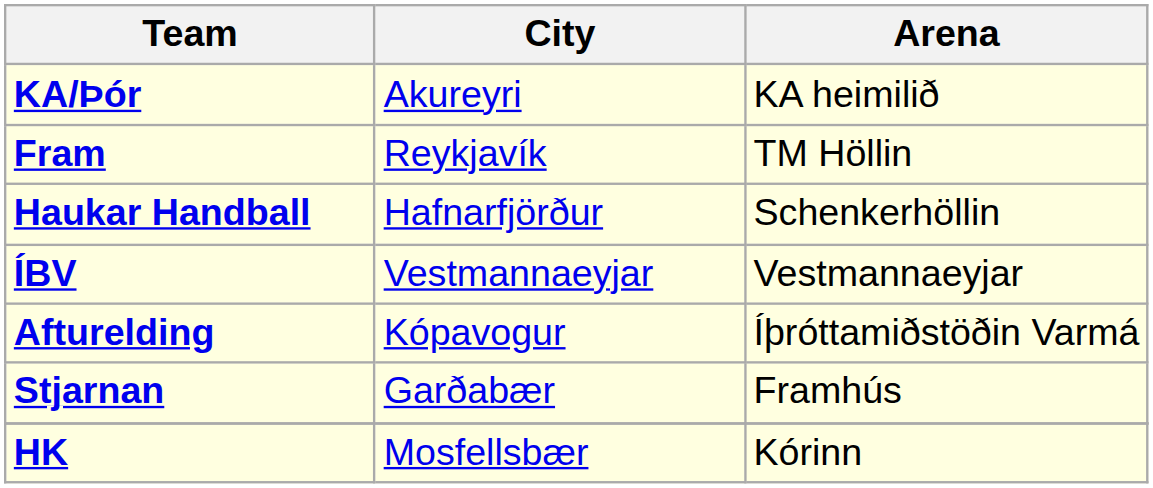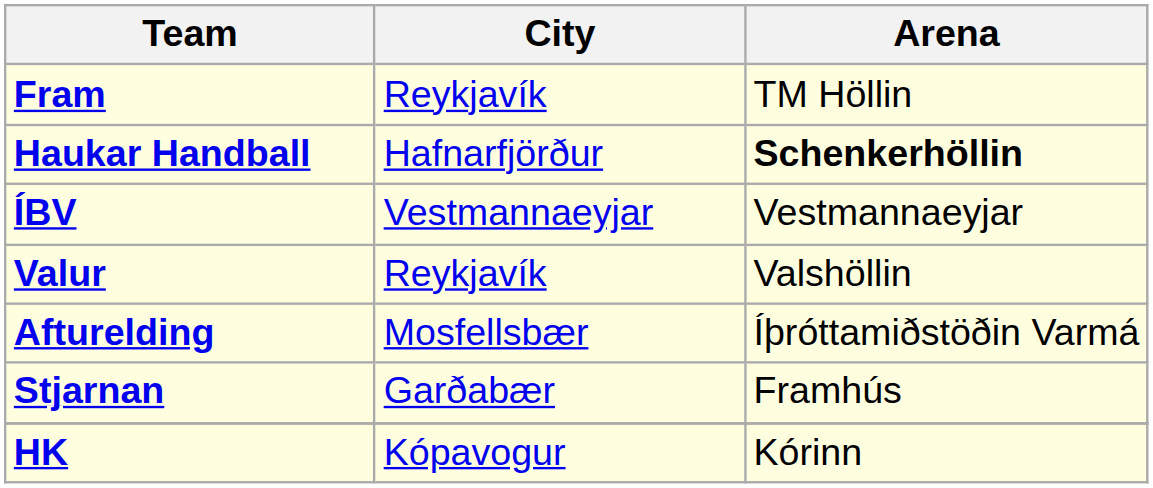- row: (78, 93)
(877, 213) normal -> (888, 153) bold
+ row: (60, 272)
(475, 332) Kópavogur -> (486, 332) Mosfellsbær
(486, 451) Mosfellsbær -> (475, 451) Kópavogur
